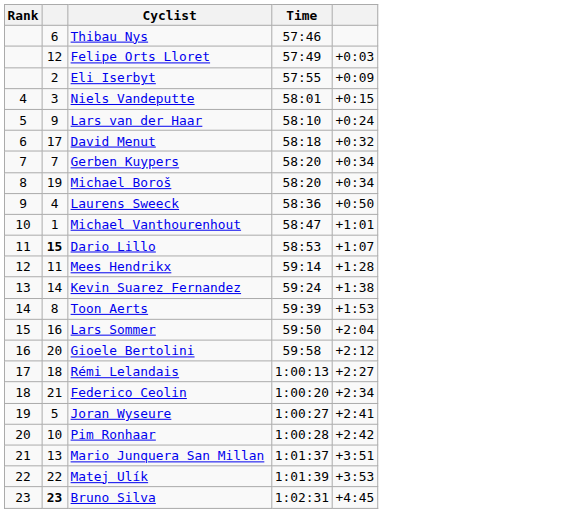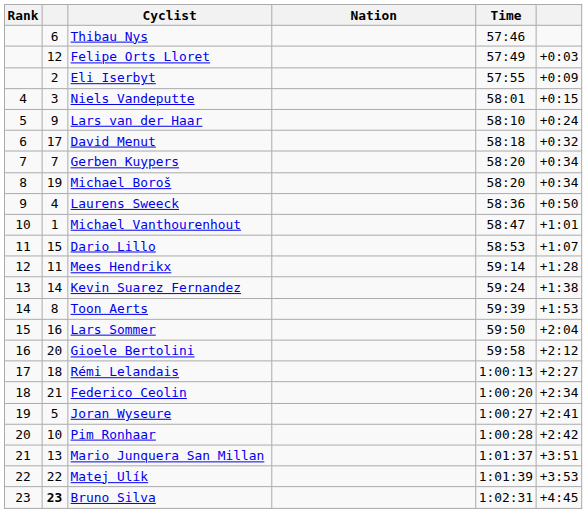+ column: (374, 15)
(55, 246) bold -> (55, 246) normal
